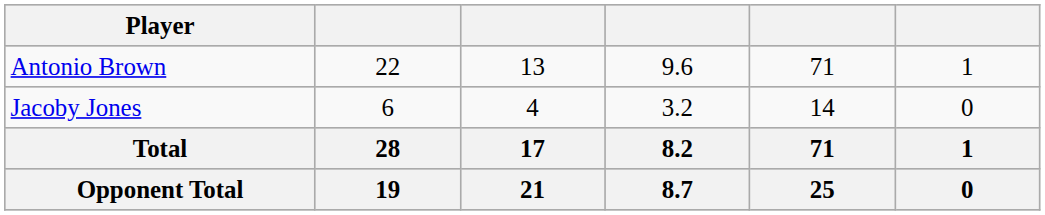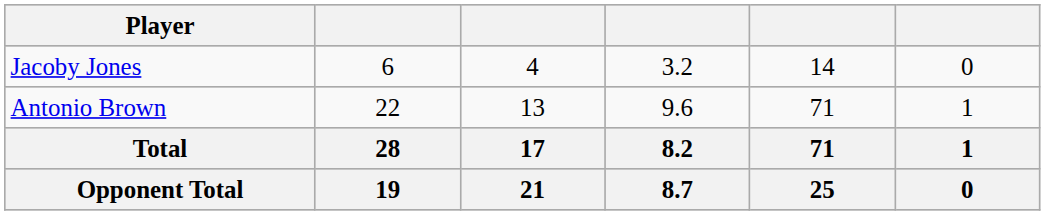rows swapped: (88, 66) <-> (76, 107)
